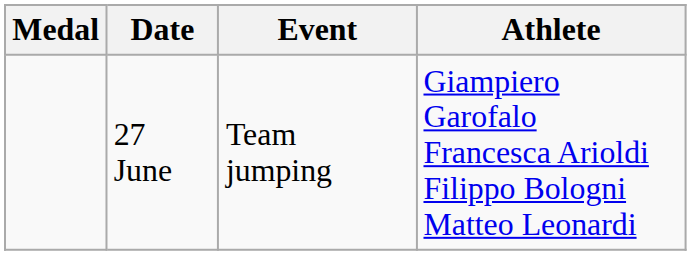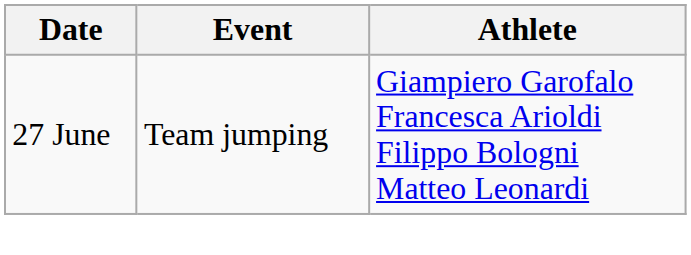- column: (56, 29)
